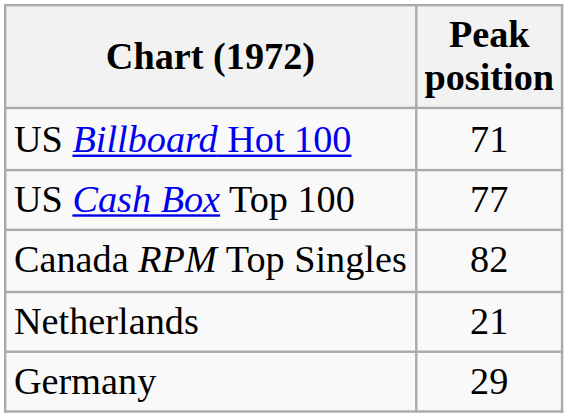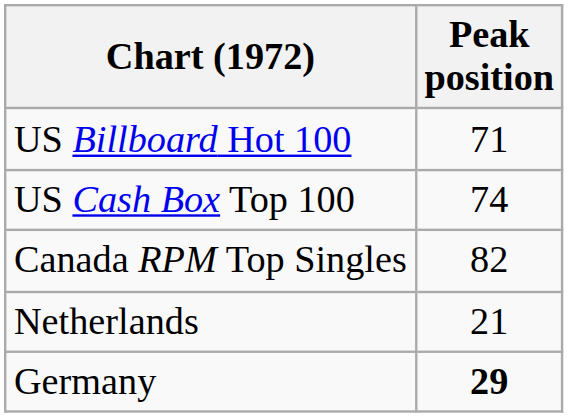(489, 199) 77 -> (489, 199) 74
(489, 381) normal -> (489, 381) bold
